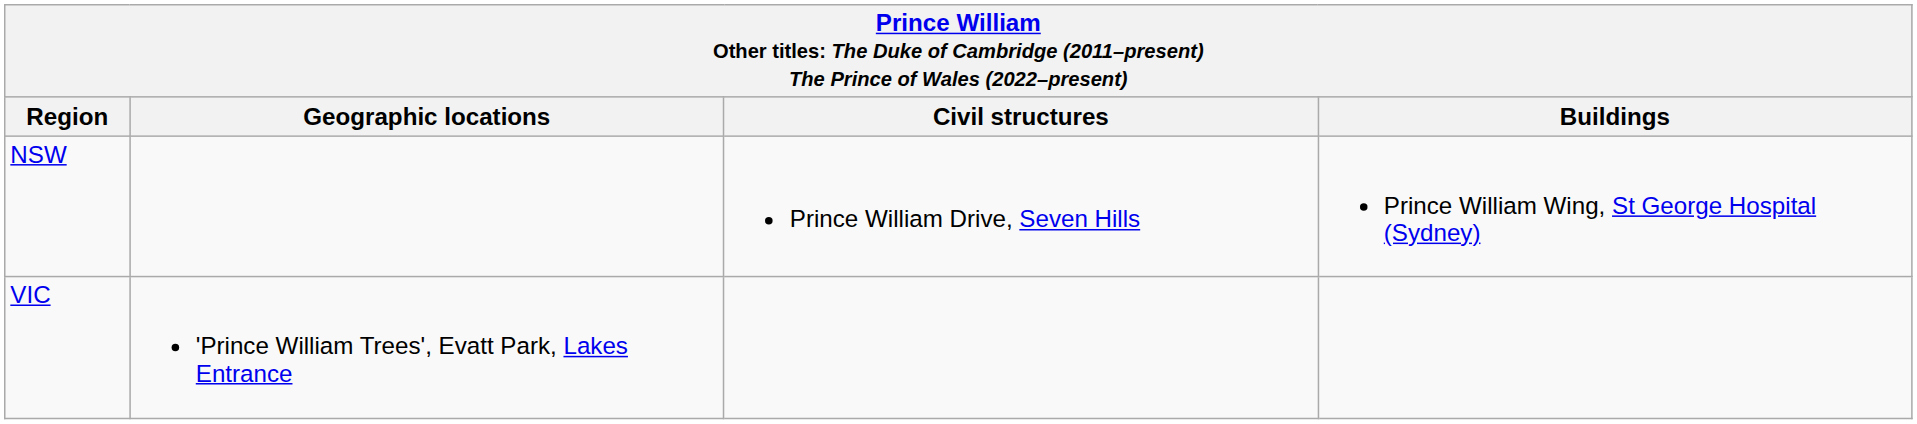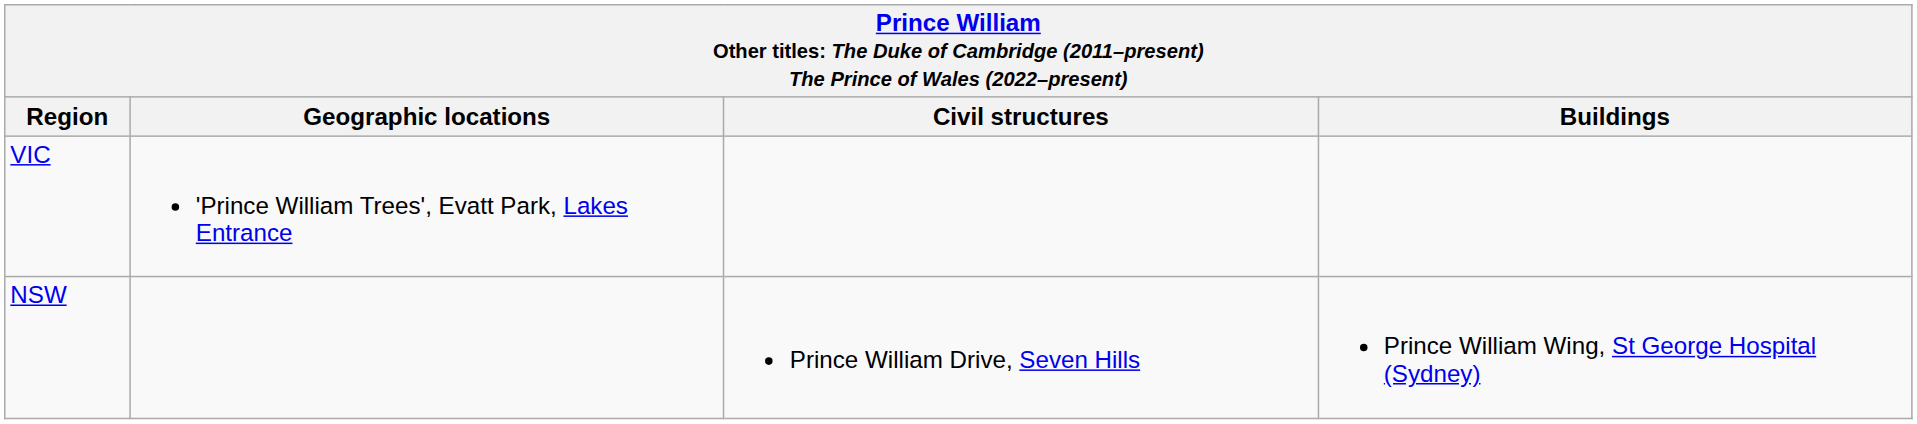rows swapped: (39, 154) <-> (30, 295)
